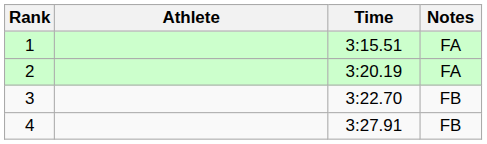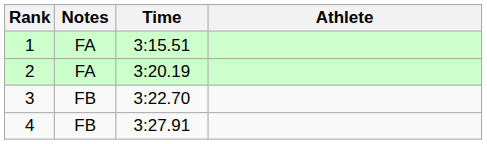columns swapped: (191, 17) <-> (451, 17)
